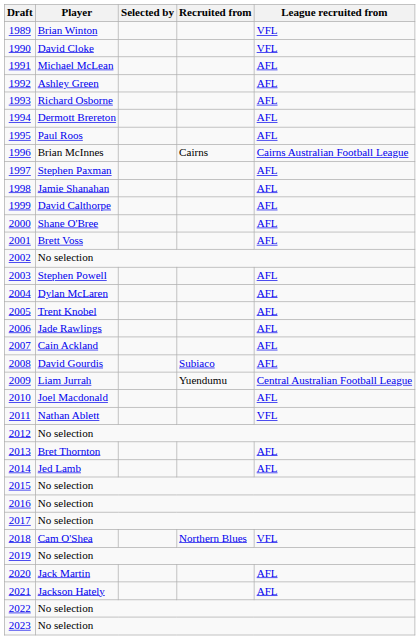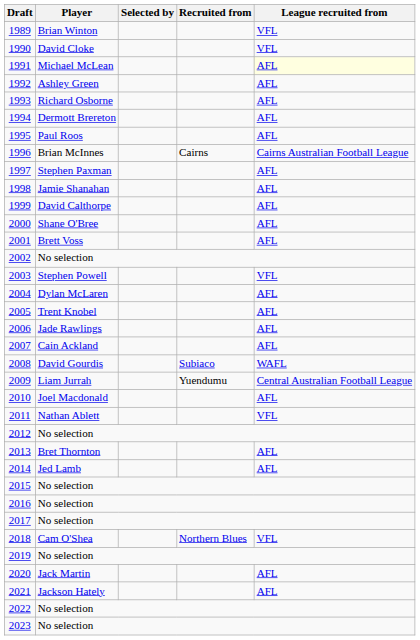(267, 65) no background -> (267, 65) lightyellow background
(267, 275) AFL -> (267, 275) VFL
(267, 363) AFL -> (272, 363) WAFL
